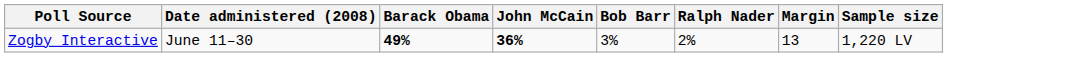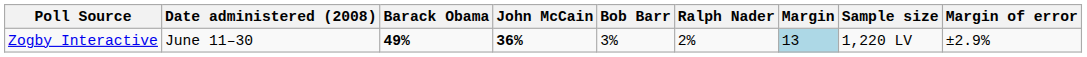+ column: (1012, 17)
(791, 40) no background -> (791, 40) lightblue background
